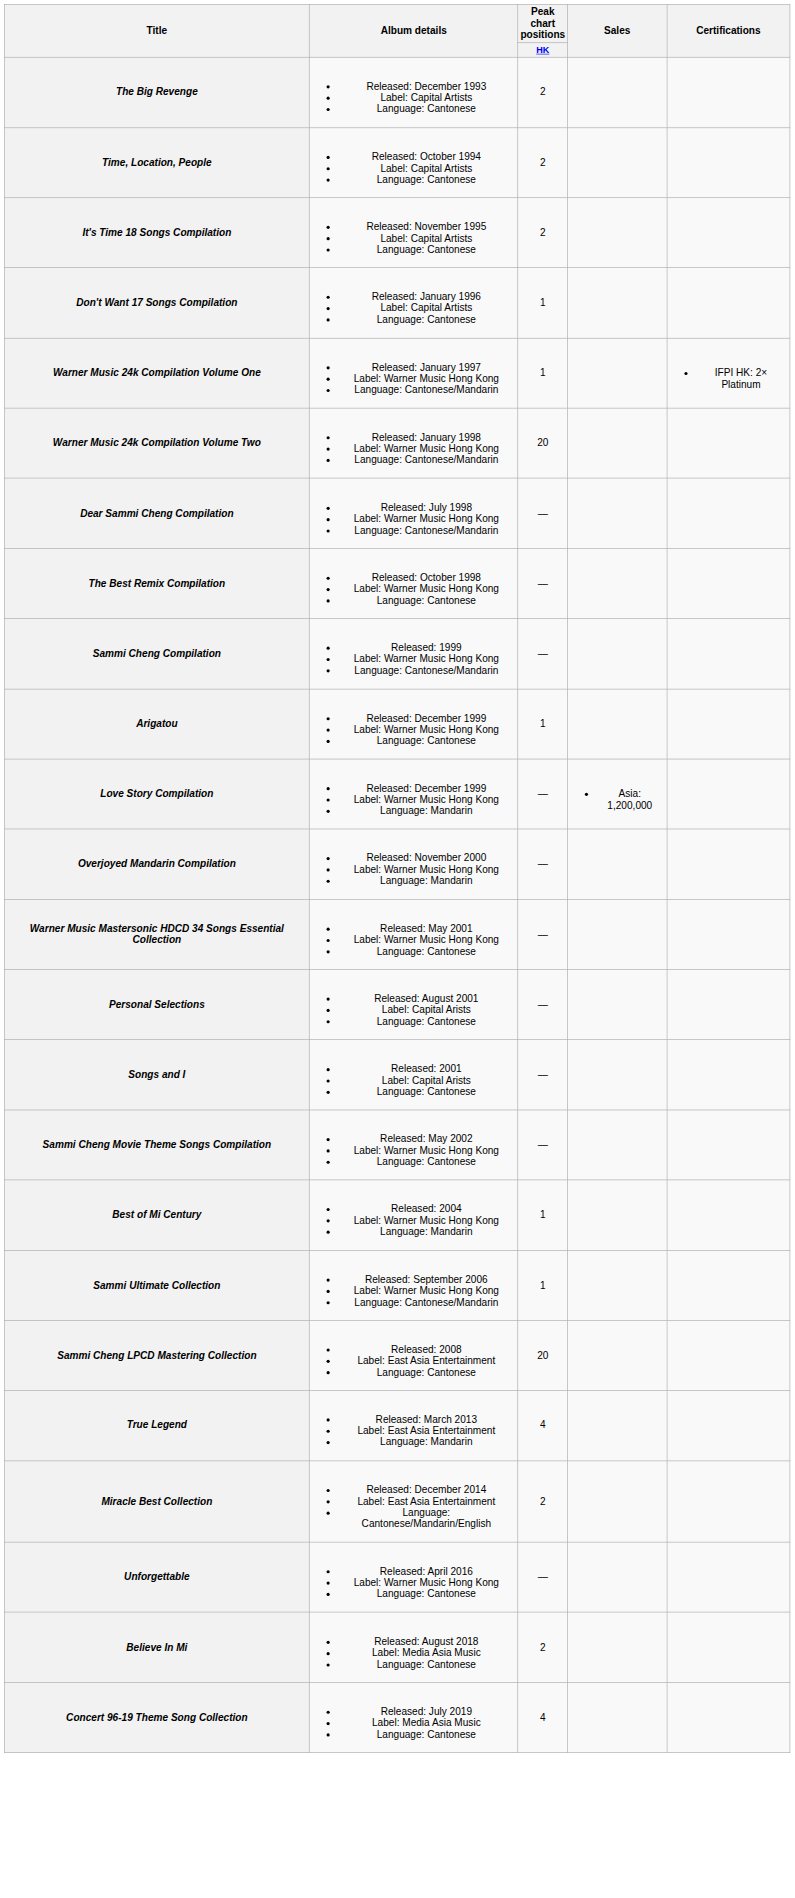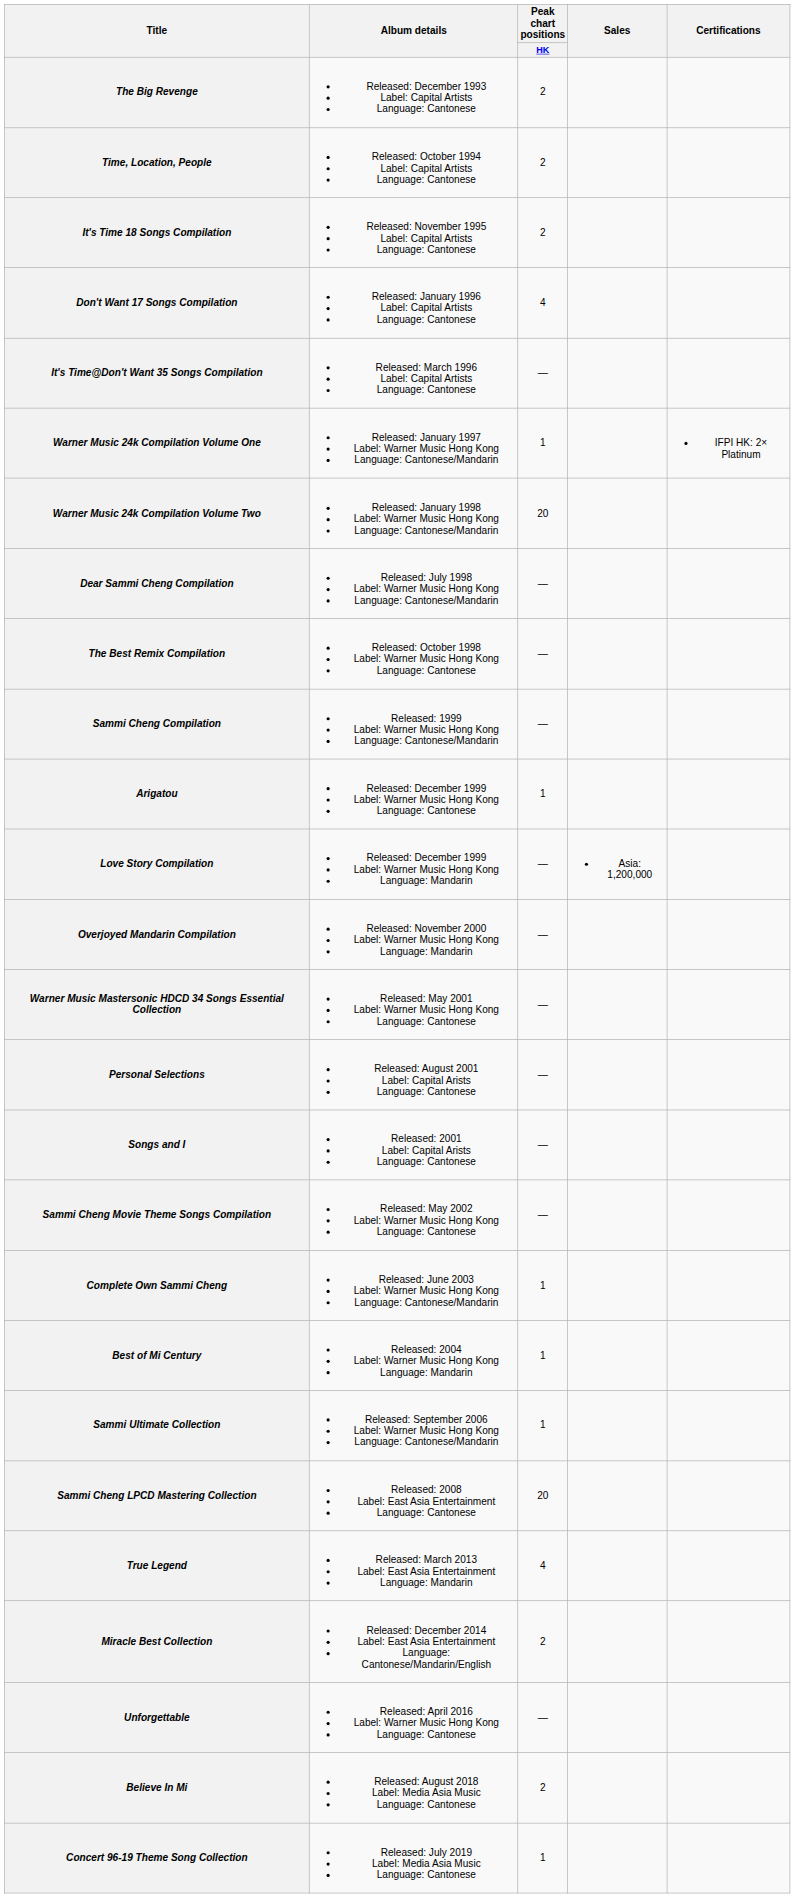(543, 303) 1 -> (543, 303) 4
+ row: (157, 373)
+ row: (157, 1285)
(543, 1717) 4 -> (543, 1858) 1
